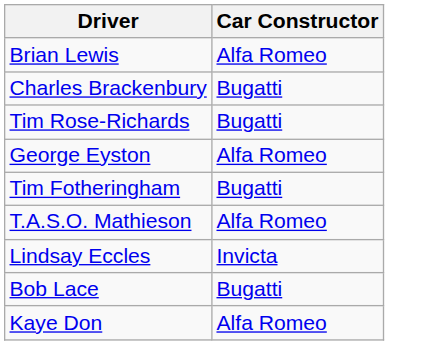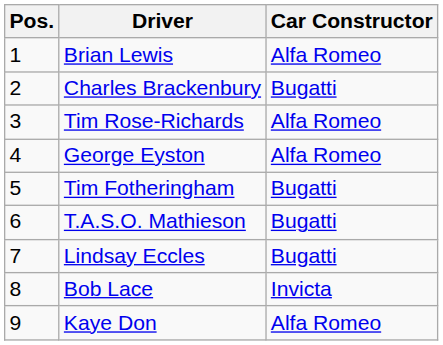+ column: (32, 21)
(249, 121) Bugatti -> (326, 121) Alfa Romeo
(272, 222) Alfa Romeo -> (304, 222) Bugatti
(247, 255) Invicta -> (304, 255) Bugatti
(249, 289) Bugatti -> (301, 289) Invicta
